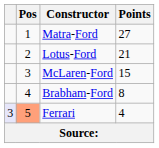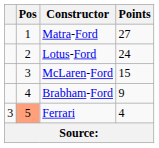(125, 54) 21 -> (125, 54) 24
(122, 93) 8 -> (122, 93) 9
(10, 113) lavender background -> (10, 113) no background
